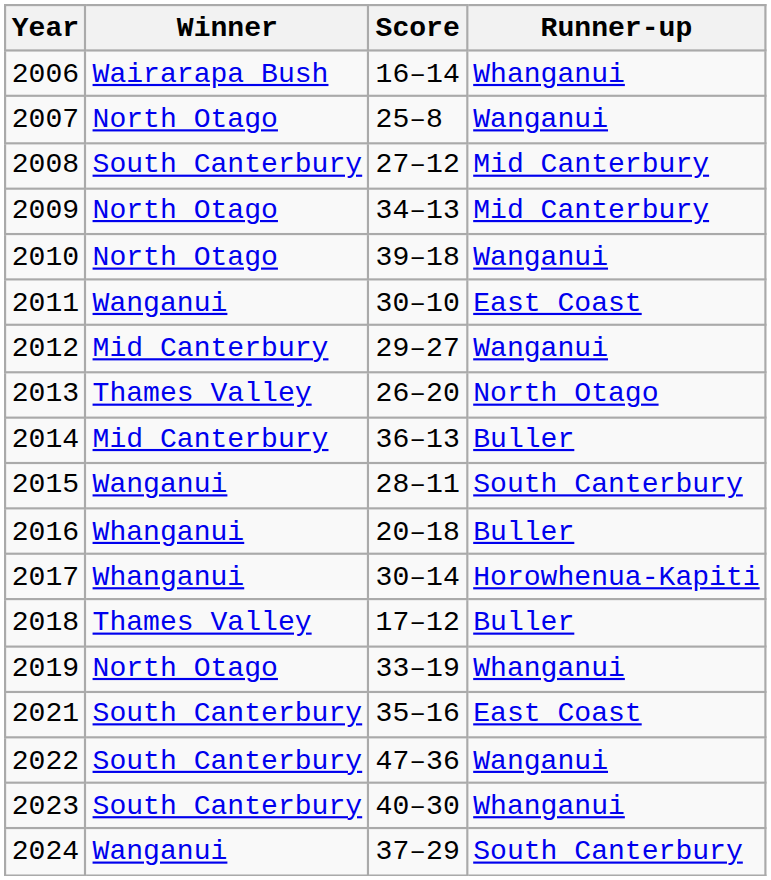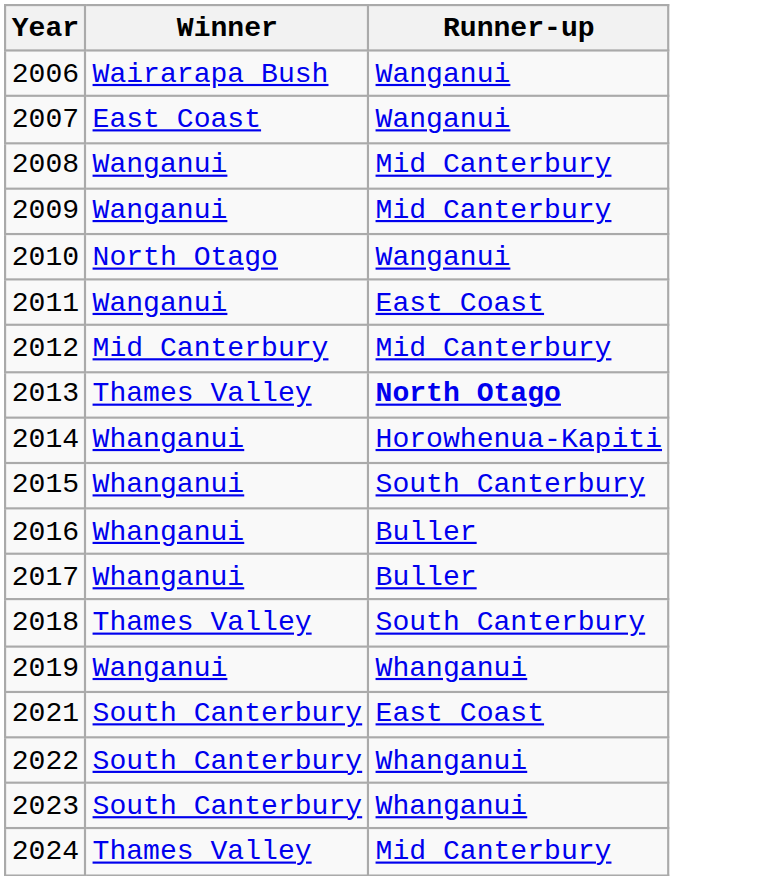- column: (418, 28)
(549, 74) Whanganui -> (443, 74) Wanganui
(185, 119) North Otago -> (177, 119) East Coast
(227, 165) South Canterbury -> (160, 165) Wanganui
(185, 211) North Otago -> (160, 211) Wanganui
(541, 348) Wanganui -> (494, 348) Mid Canterbury
(566, 394) normal -> (468, 394) bold
(211, 440) Mid Canterbury -> (168, 440) Whanganui
(524, 440) Buller -> (519, 440) Horowhenua-Kapiti
(160, 486) Wanganui -> (168, 486) Whanganui
(616, 577) Horowhenua-Kapiti -> (426, 577) Buller
(524, 623) Buller -> (510, 623) South Canterbury
(185, 669) North Otago -> (160, 669) Wanganui
(541, 760) Wanganui -> (451, 760) Whanganui
(160, 852) Wanganui -> (202, 852) Thames Valley
(608, 852) South Canterbury -> (494, 852) Mid Canterbury
